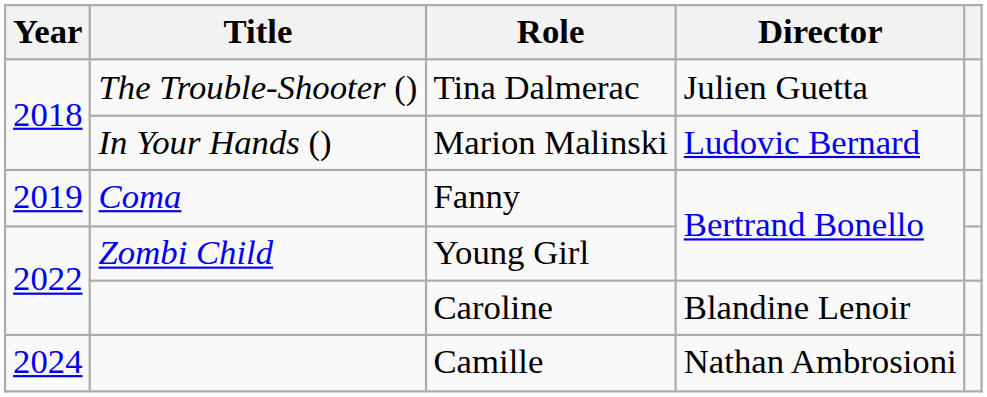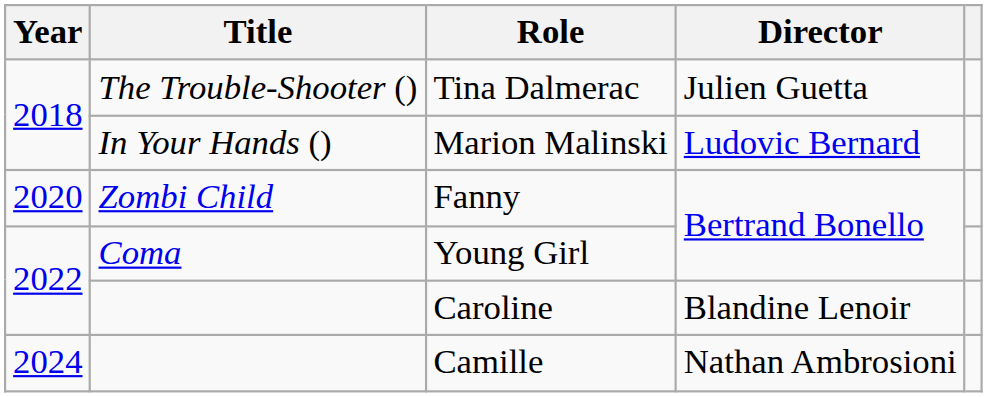(48, 197) 2019 -> (48, 197) 2020
(140, 197) Coma -> (186, 197) Zombi Child
(186, 252) Zombi Child -> (140, 252) Coma
